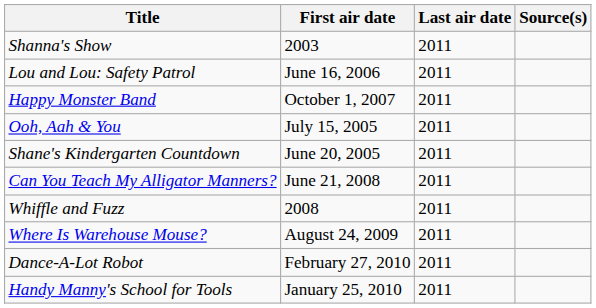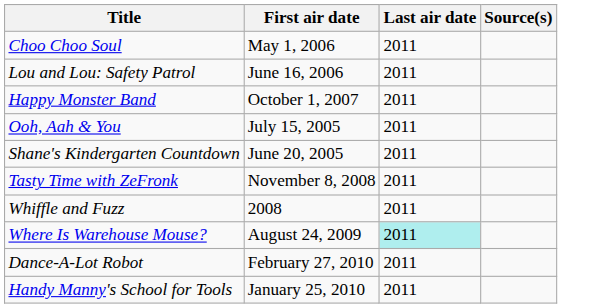- row: (60, 45)
+ row: (65, 45)
- row: (143, 180)
+ row: (93, 180)
(435, 235) no background -> (400, 235) paleturquoise background
